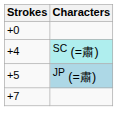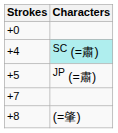(75, 75) lightblue background -> (75, 75) no background
+ row: (13, 116)
